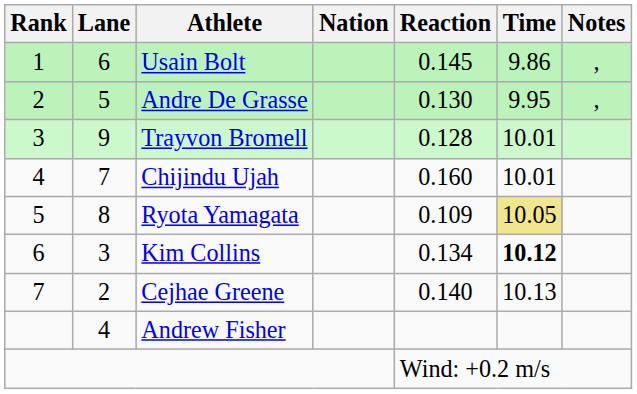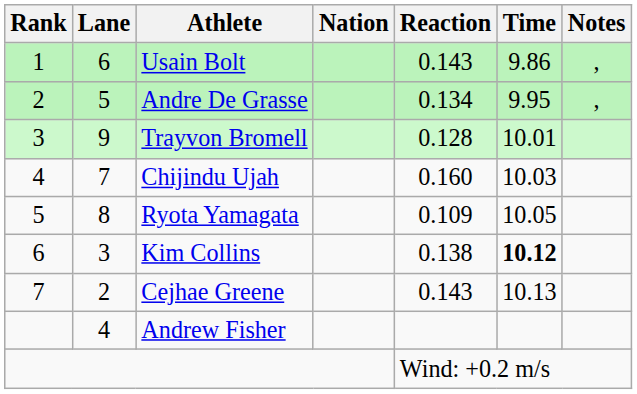(445, 61) 0.145 -> (445, 61) 0.143
(445, 100) 0.130 -> (445, 100) 0.134
(529, 176) 10.01 -> (529, 176) 10.03
(529, 215) khaki background -> (529, 215) no background
(445, 253) 0.134 -> (445, 253) 0.138
(445, 291) 0.140 -> (445, 291) 0.143
